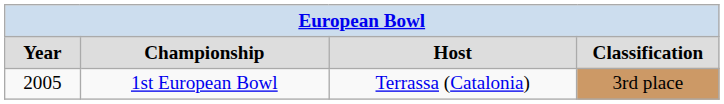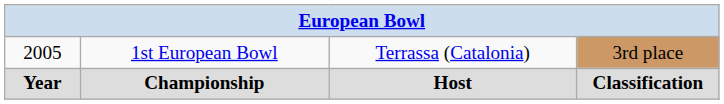rows swapped: (42, 52) <-> (42, 83)
